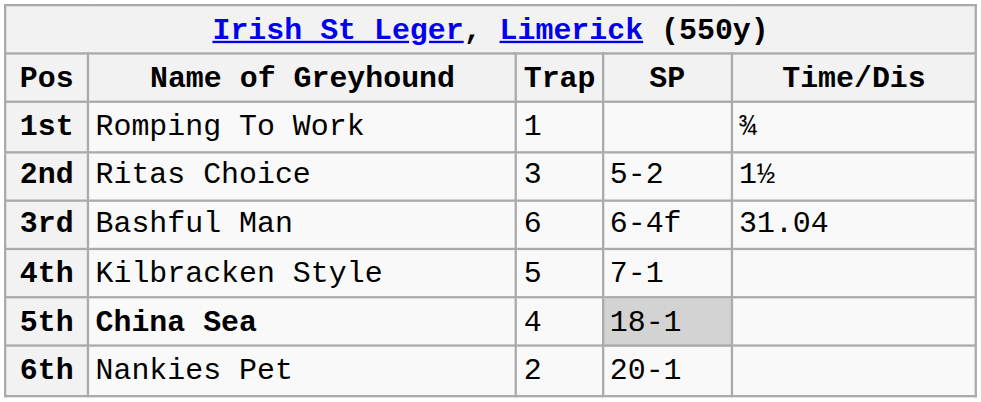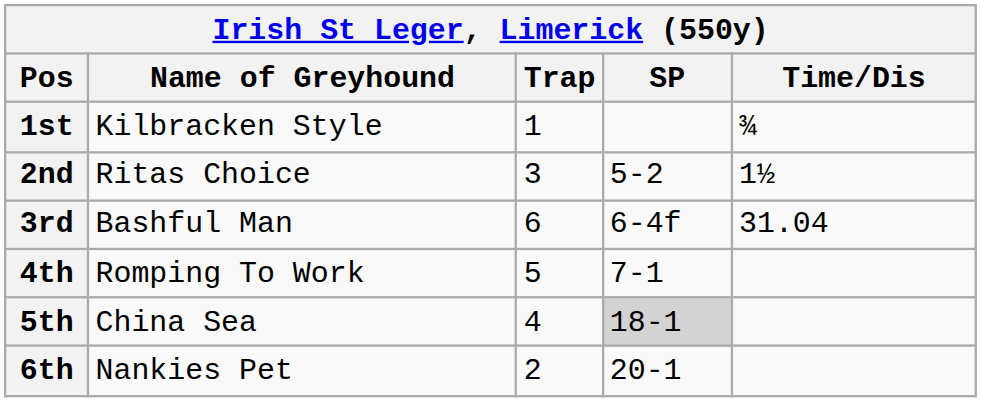(230, 127) Romping To Work -> (239, 127) Kilbracken Style
(239, 273) Kilbracken Style -> (230, 273) Romping To Work
(176, 322) bold -> (176, 322) normal
